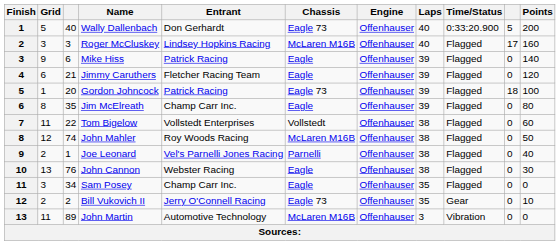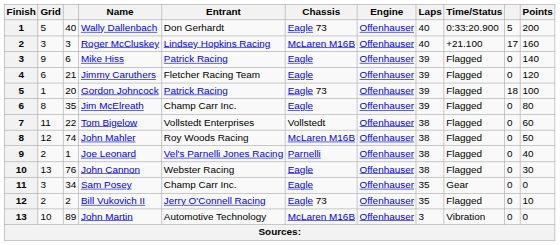(464, 43) Flagged -> (464, 43) +21.100
(464, 185) Flagged -> (457, 185) Gear
(457, 201) Gear -> (464, 201) Flagged
(46, 216) 11 -> (46, 216) 10
